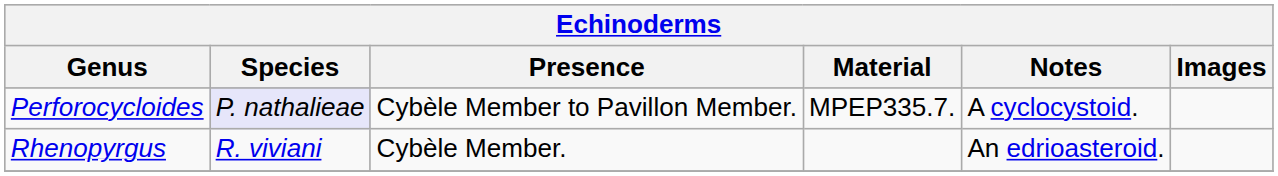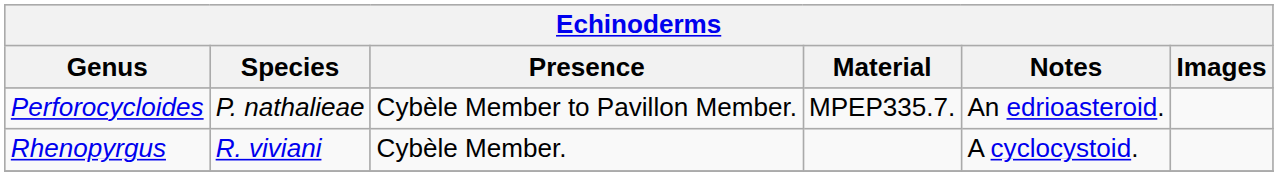(290, 107) lavender background -> (290, 107) no background
(1053, 107) A cyclocystoid. -> (1066, 107) An edrioasteroid.
(1066, 149) An edrioasteroid. -> (1053, 149) A cyclocystoid.
